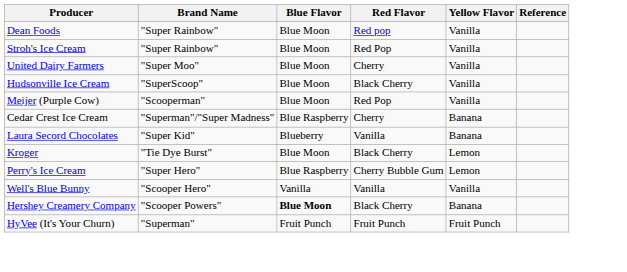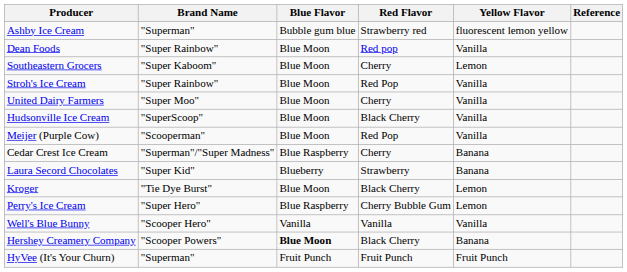+ row: (46, 30)
+ row: (54, 65)
(369, 135) Vanilla -> (385, 170) Strawberry
